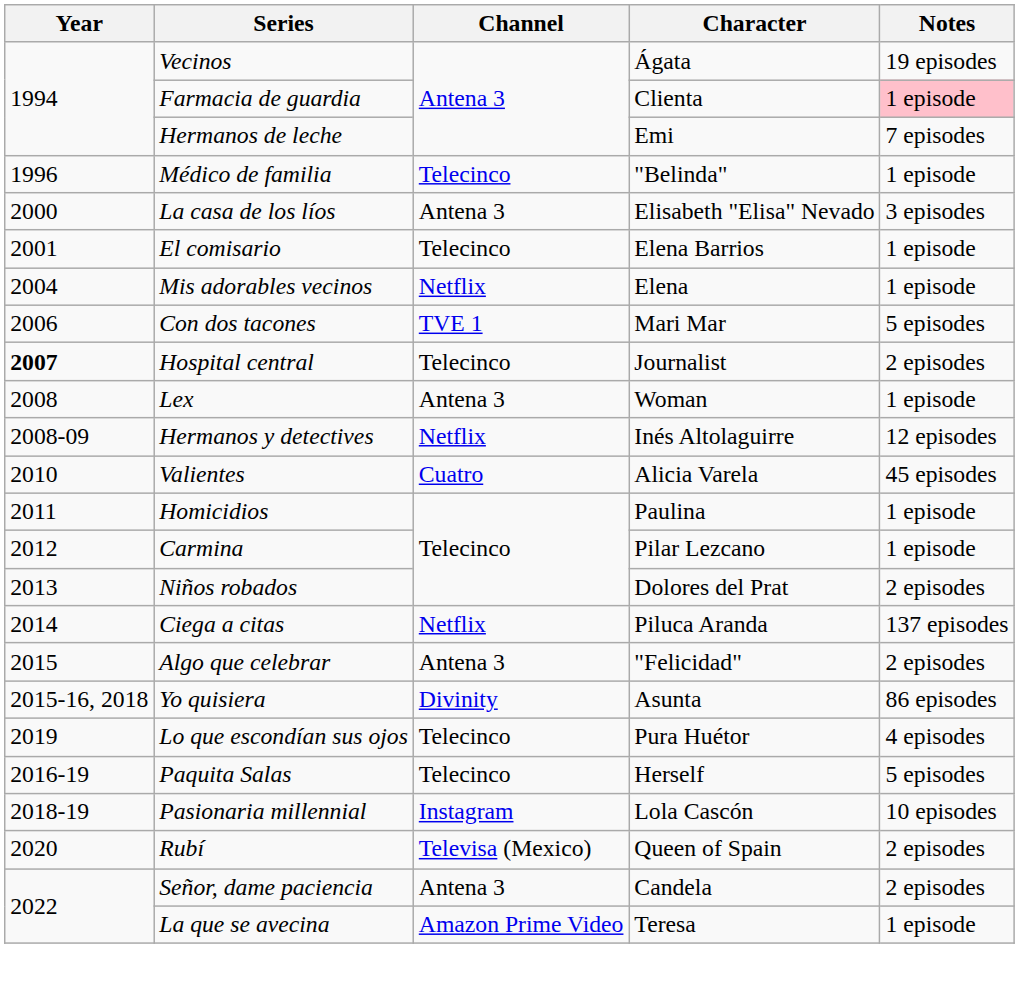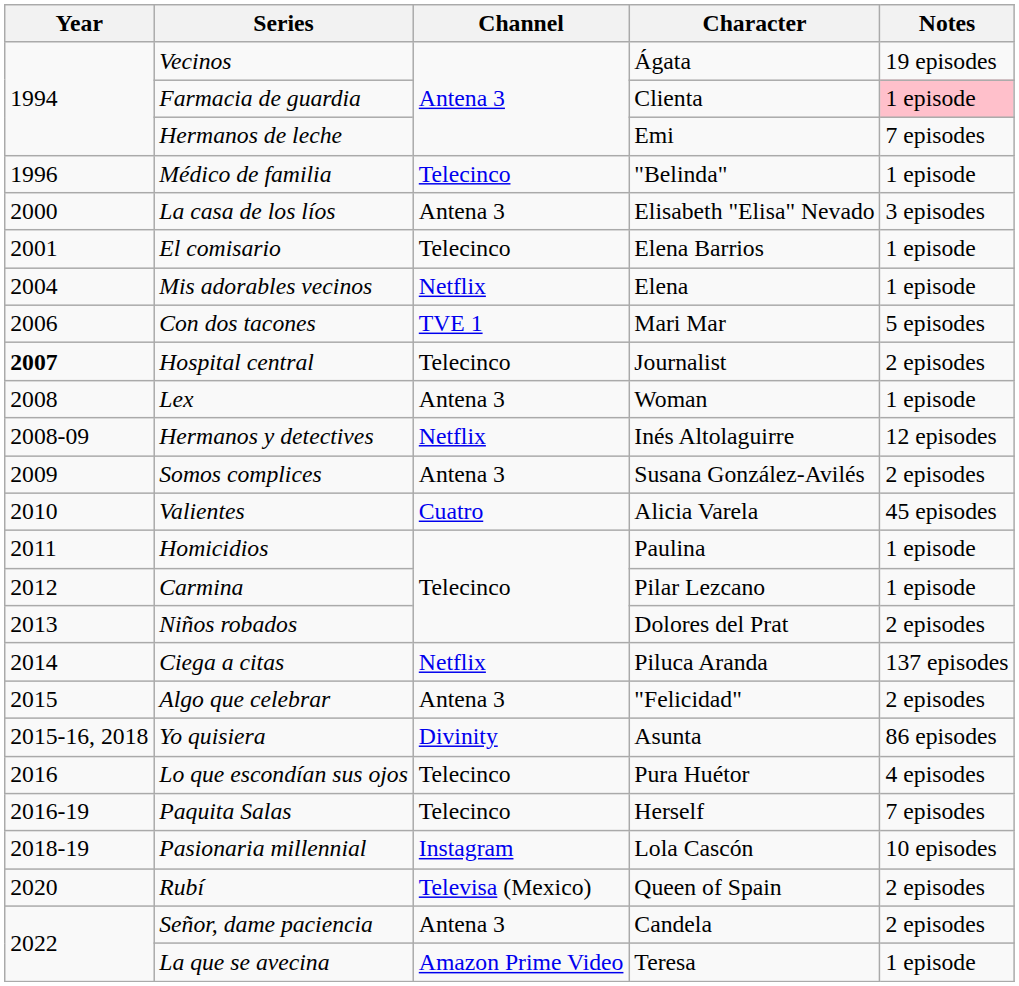+ row: (240, 473)
(34, 736) 2019 -> (34, 774) 2016
(935, 774) 5 episodes -> (935, 811) 7 episodes
